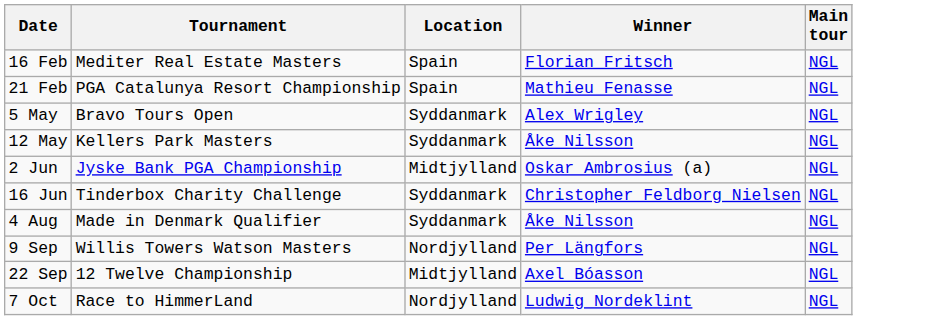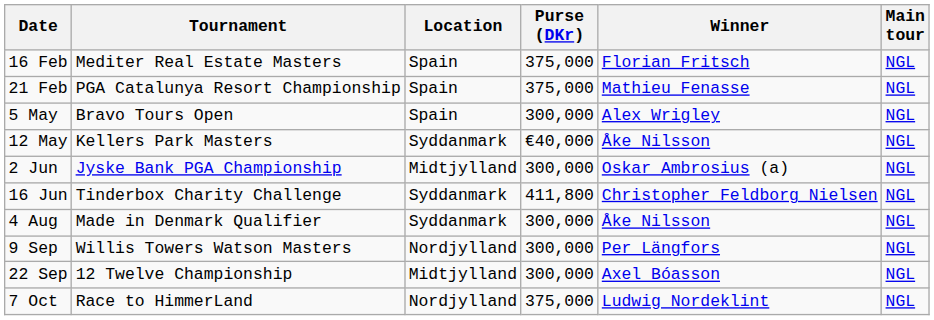+ column: (559, 28)
(458, 116) Syddanmark -> (433, 116) Spain
